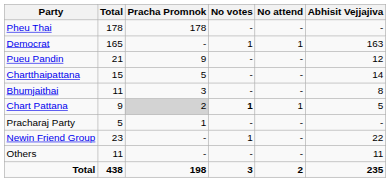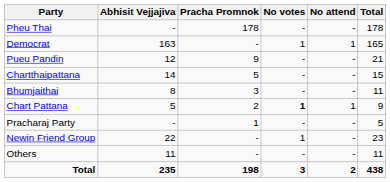columns swapped: (345, 12) <-> (111, 12)
(204, 106) lightgrey background -> (256, 106) no background
